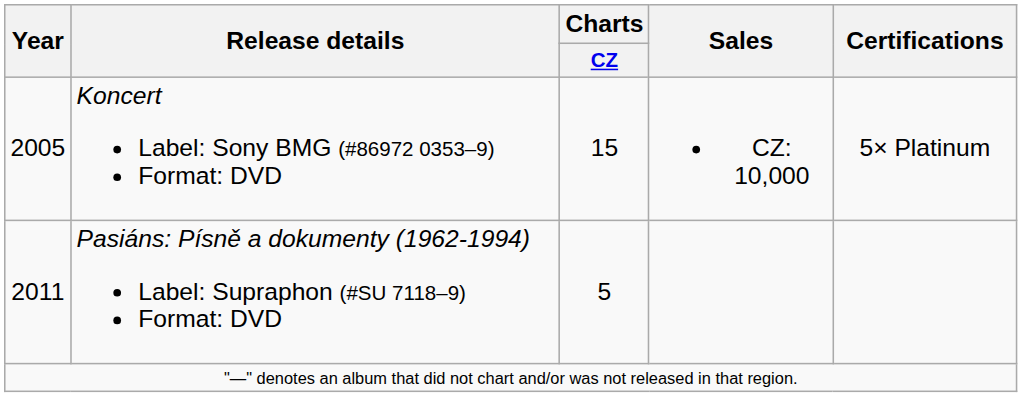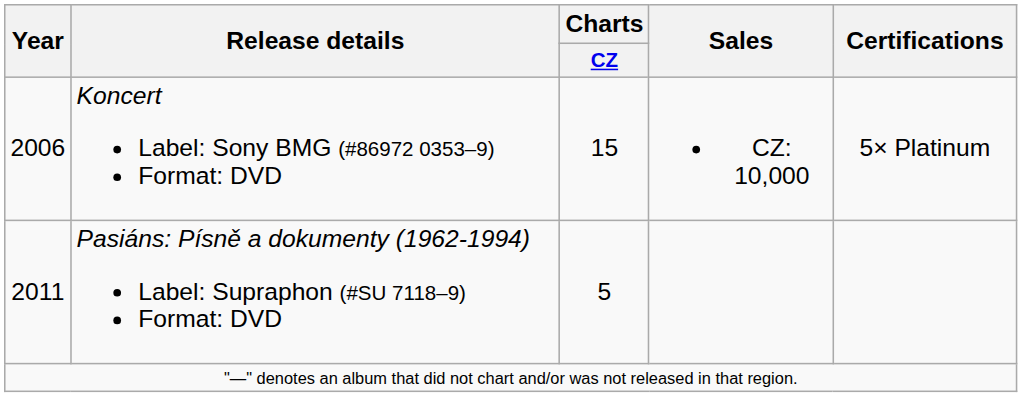(38, 148) 2005 -> (38, 148) 2006
